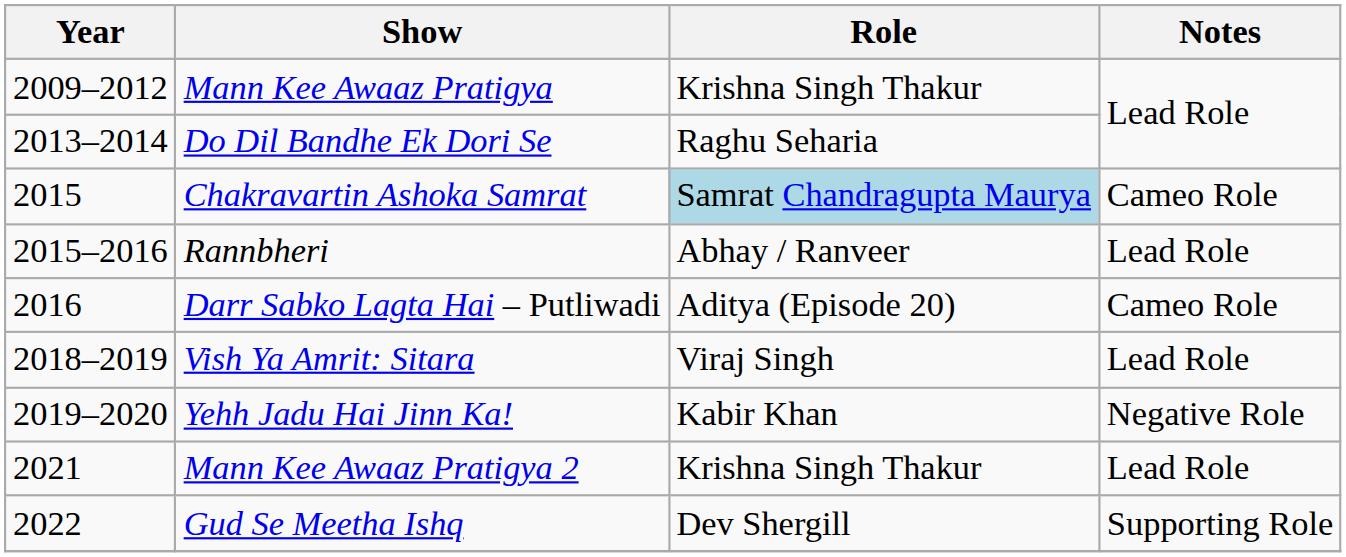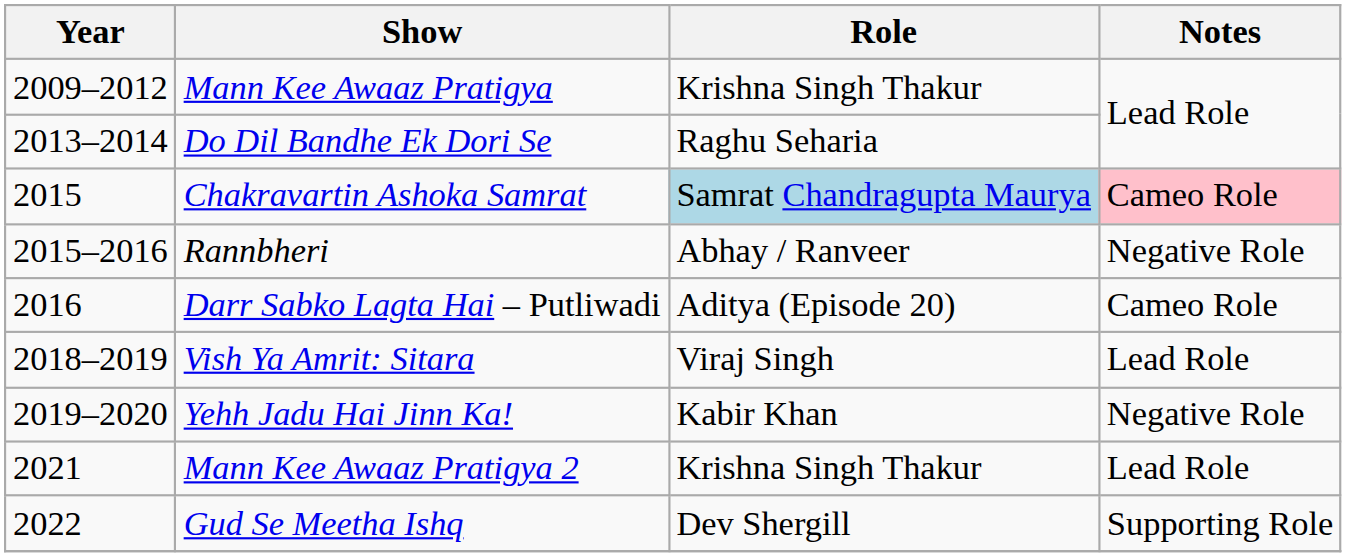(1192, 195) no background -> (1192, 195) pink background
(1178, 250) Lead Role -> (1206, 250) Negative Role
